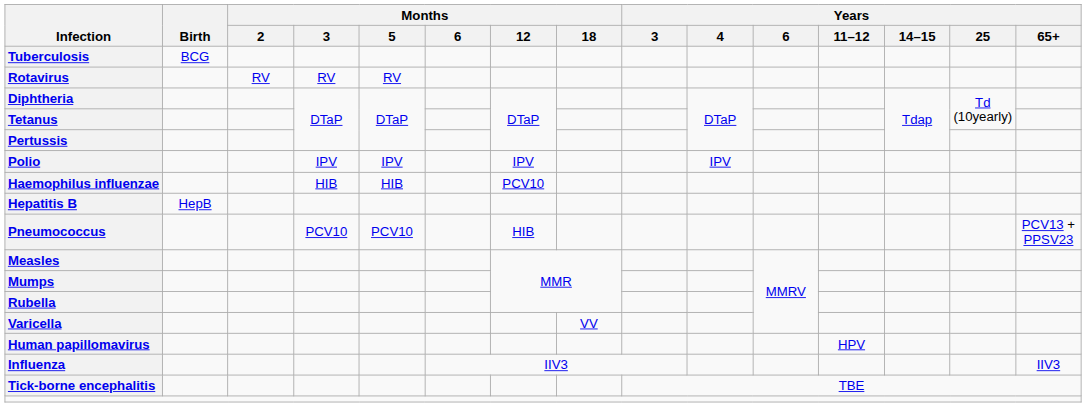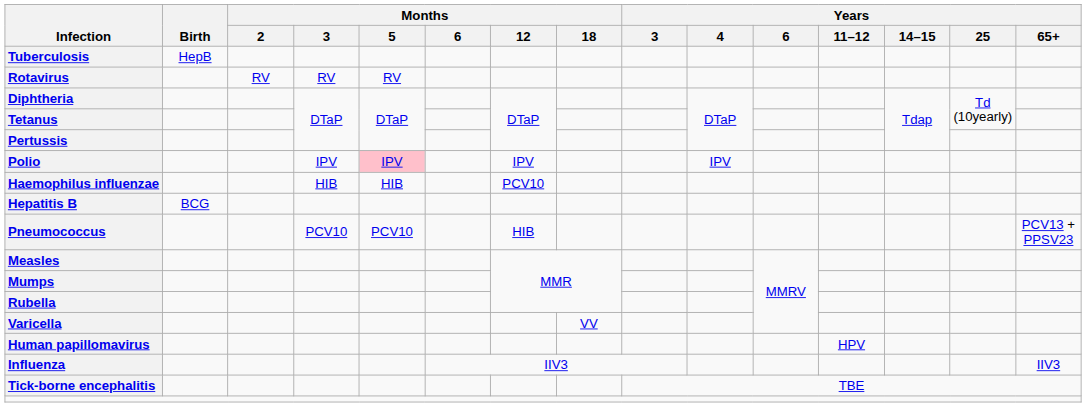(195, 57) BCG -> (195, 57) HepB
(392, 161) no background -> (392, 161) pink background
(195, 203) HepB -> (195, 203) BCG
